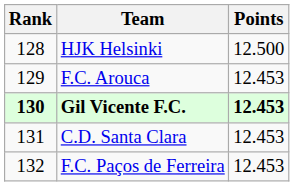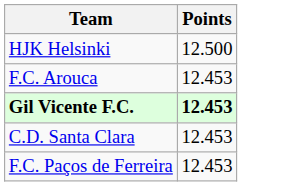- column: (31, 19)
